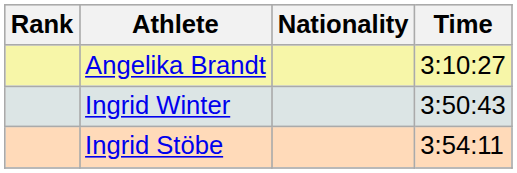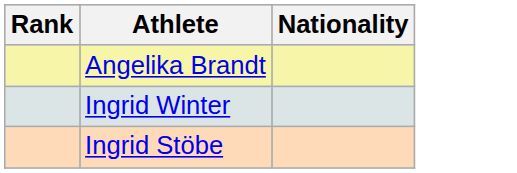- column: (463, 24)
